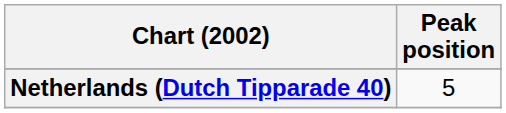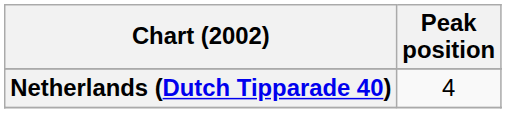(449, 88) 5 -> (449, 88) 4
